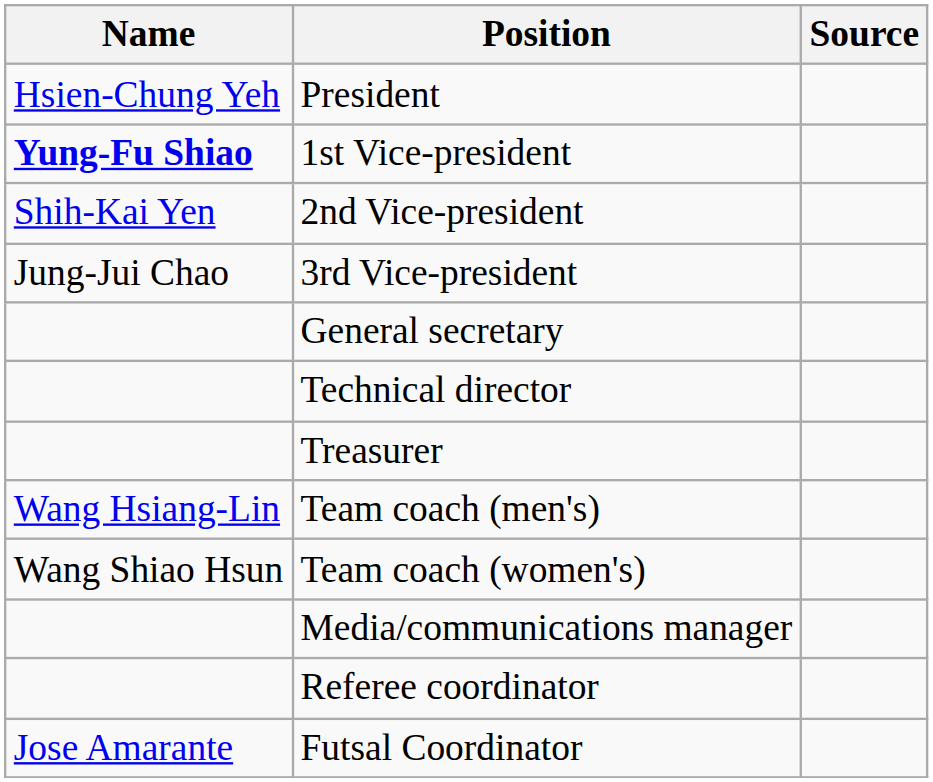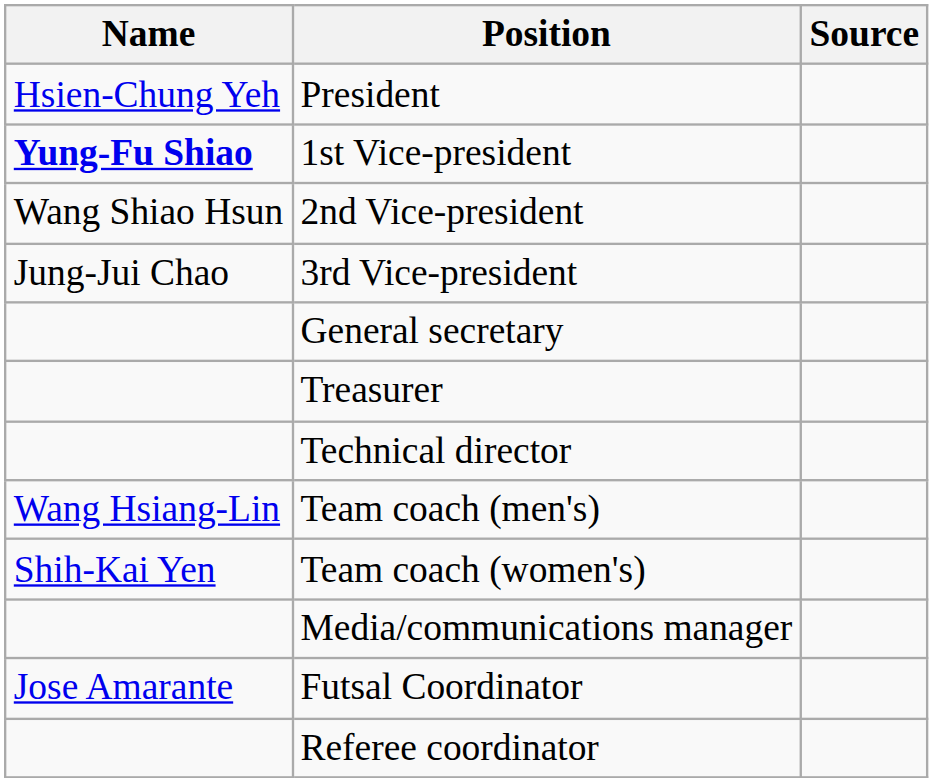(115, 212) Shih-Kai Yen -> (149, 212) Wang Shiao Hsun
rows swapped: (372, 449) <-> (436, 390)
(149, 568) Wang Shiao Hsun -> (115, 568) Shih-Kai Yen
rows swapped: (441, 746) <-> (450, 687)
